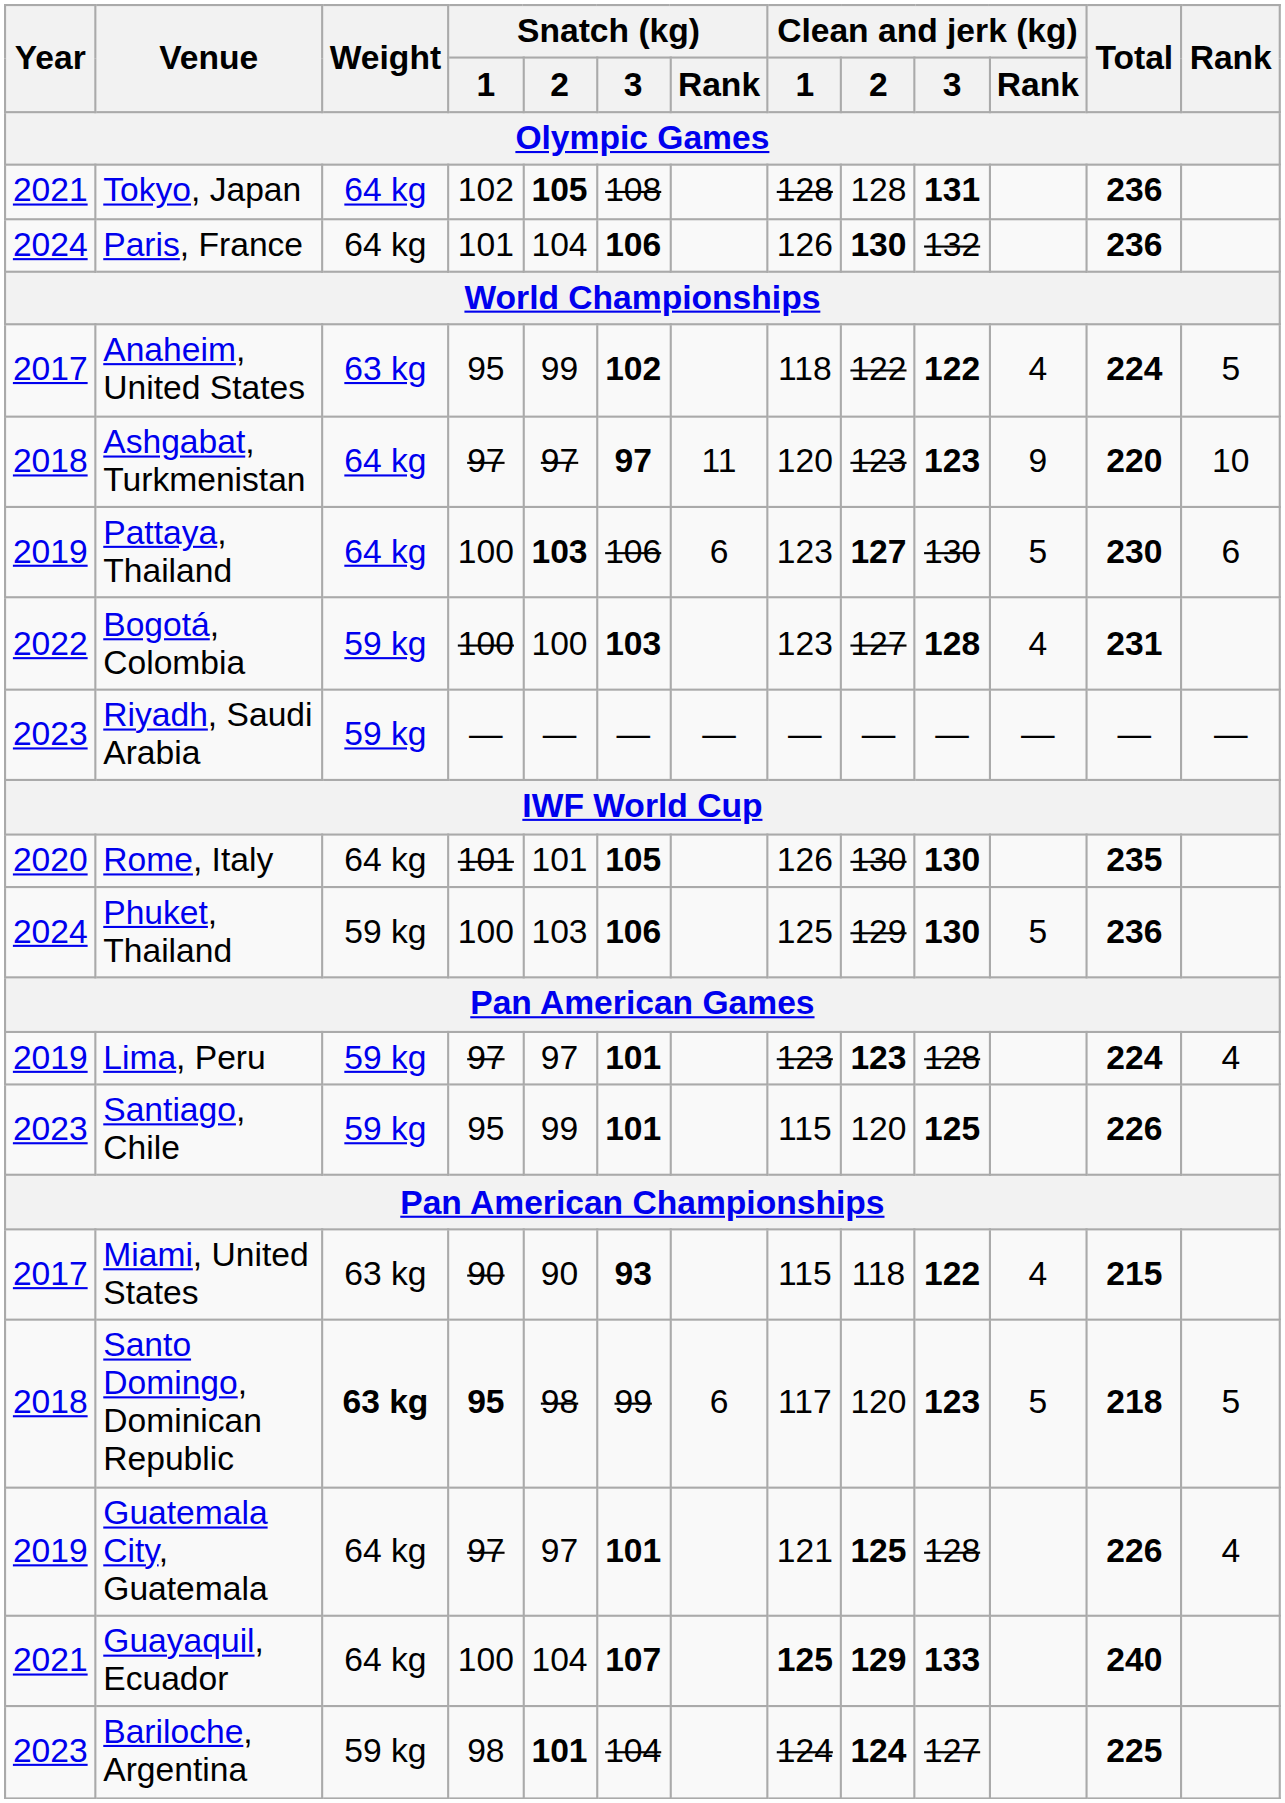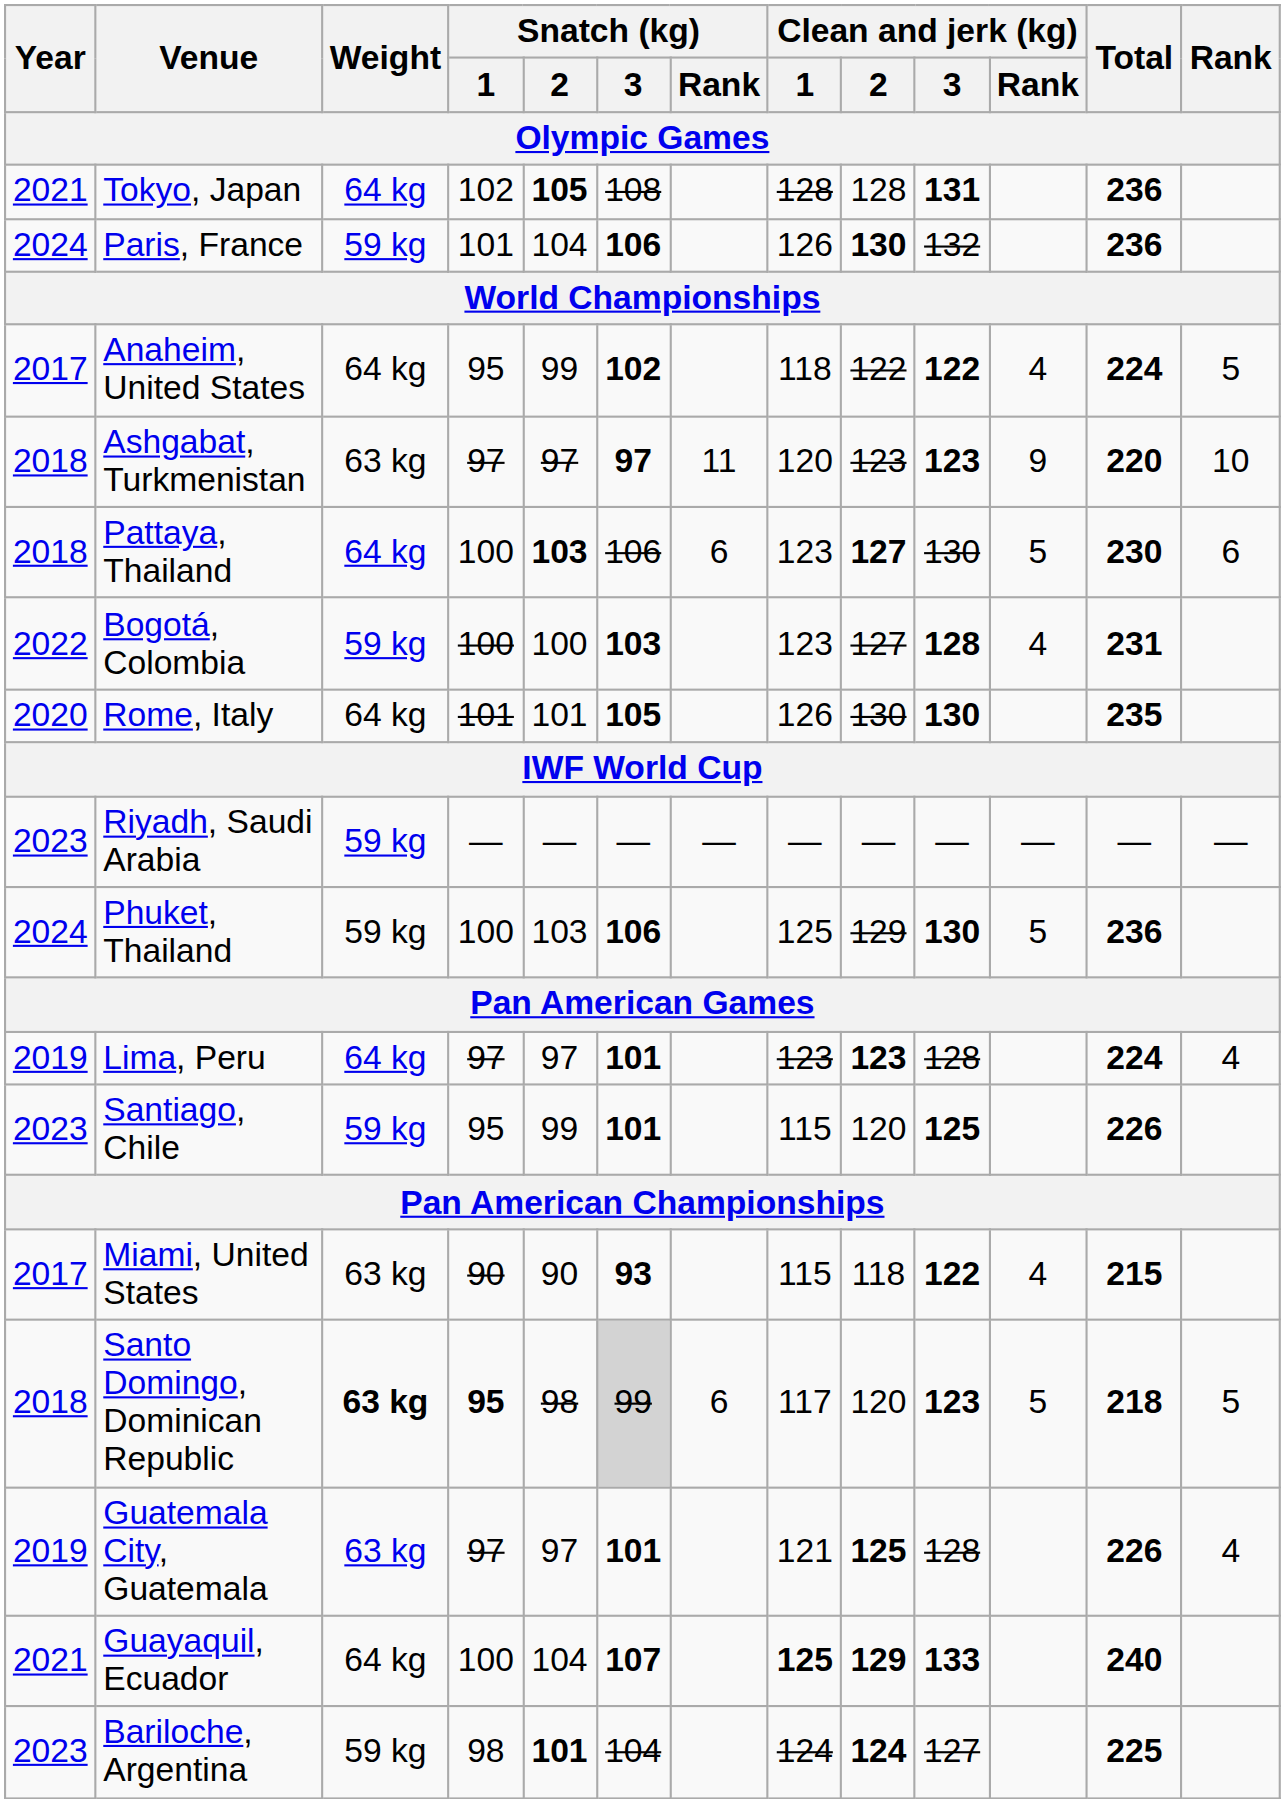(385, 244) 64 kg -> (385, 244) 59 kg
(385, 369) 63 kg -> (385, 369) 64 kg
(385, 460) 64 kg -> (385, 460) 63 kg
(50, 551) 2019 -> (50, 551) 2018
rows swapped: (208, 734) <-> (188, 859)
(385, 1057) 59 kg -> (385, 1057) 64 kg
(633, 1402) no background -> (633, 1402) lightgrey background
(385, 1550) 64 kg -> (385, 1550) 63 kg
